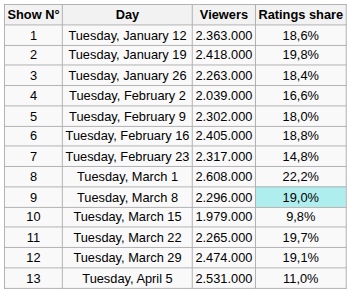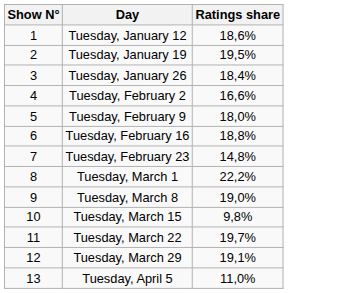- column: (224, 15)
(301, 55) 19,8% -> (238, 55) 19,5%
(301, 197) paleturquoise background -> (238, 197) no background
